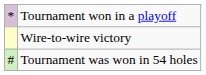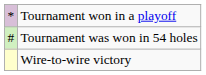rows swapped: (109, 60) <-> (76, 38)
